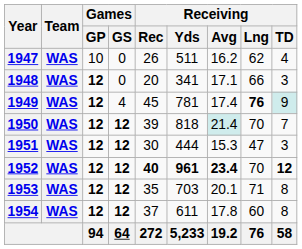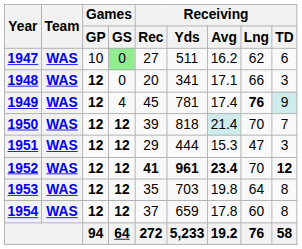(122, 59) no background -> (122, 59) lightgreen background
(151, 59) 26 -> (151, 59) 27
(285, 59) 4 -> (285, 59) 6
(151, 146) 30 -> (151, 146) 29
(151, 168) 40 -> (151, 168) 41
(224, 189) 20.1 -> (224, 189) 19.8
(256, 189) 71 -> (256, 189) 64
(187, 211) 611 -> (187, 211) 659
